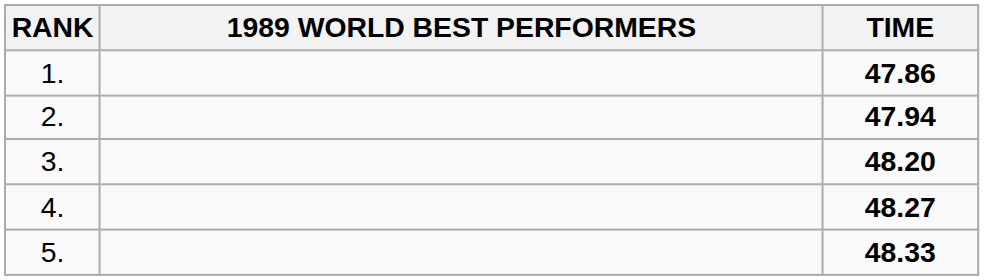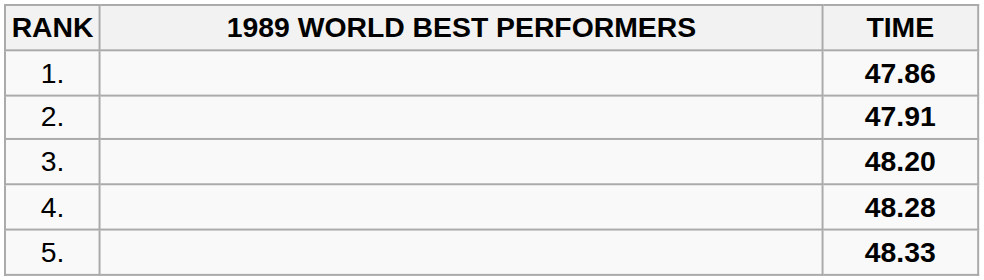(900, 117) 47.94 -> (900, 117) 47.91
(900, 207) 48.27 -> (900, 207) 48.28
